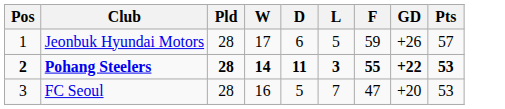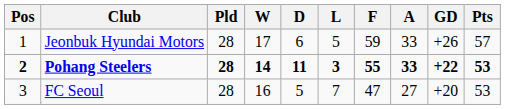+ column: (409, 16)
